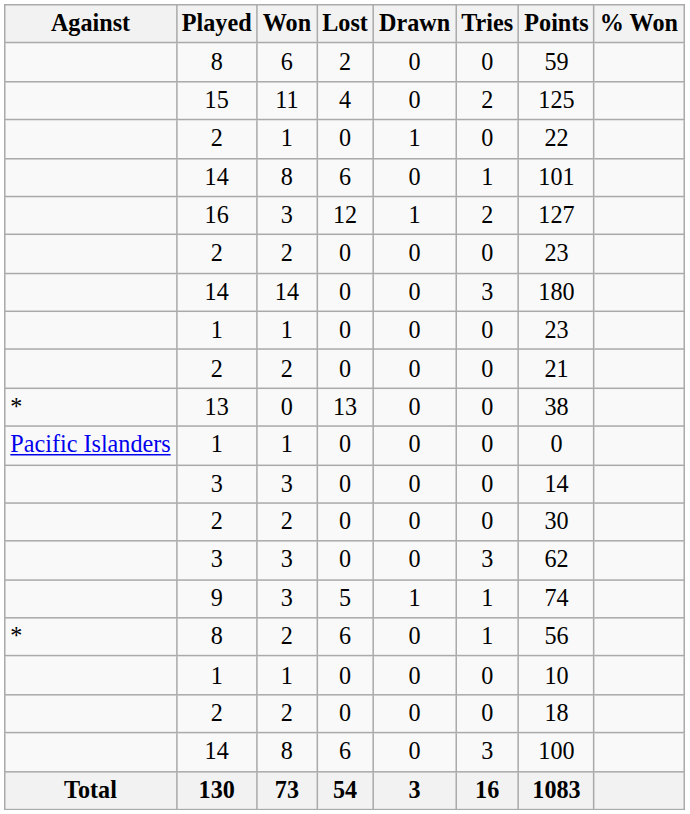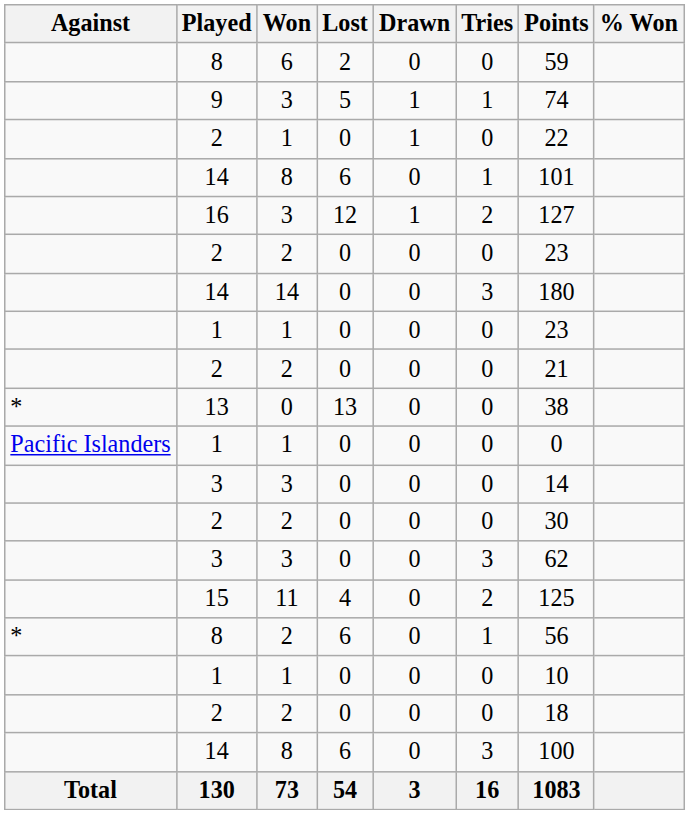rows swapped: (217, 598) <-> (217, 100)
